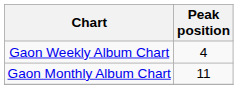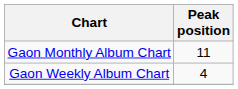rows swapped: (89, 52) <-> (89, 73)
